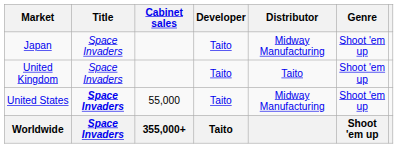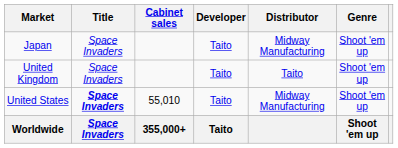(164, 101) 55,000 -> (164, 101) 55,010
